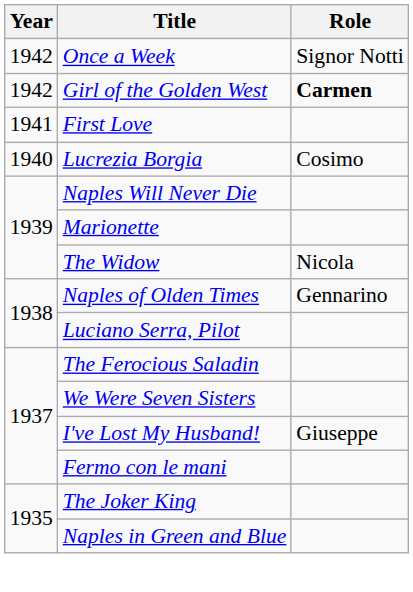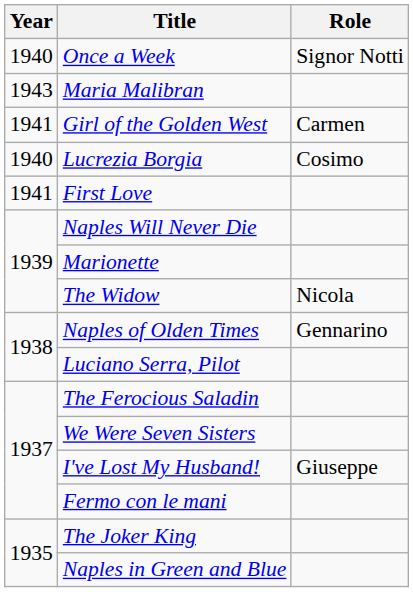(31, 55) 1942 -> (31, 55) 1940
+ row: (133, 90)
(31, 90) 1942 -> (31, 124) 1941
(334, 90) bold -> (331, 124) normal
rows swapped: (108, 124) <-> (133, 158)
